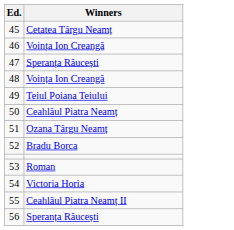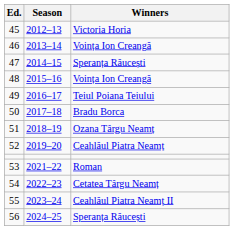+ column: (47, 13)
(69, 29) Cetatea Târgu Neamț -> (102, 29) Victoria Horia
(72, 112) Ceahlăul Piatra Neamț -> (99, 112) Bradu Borca
(52, 146) Bradu Borca -> (119, 146) Ceahlăul Piatra Neamț
(55, 184) Victoria Horia -> (116, 184) Cetatea Târgu Neamț
